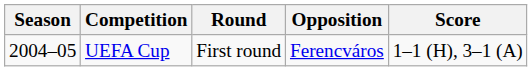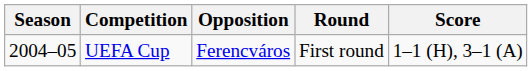columns swapped: (239, 19) <-> (337, 19)
